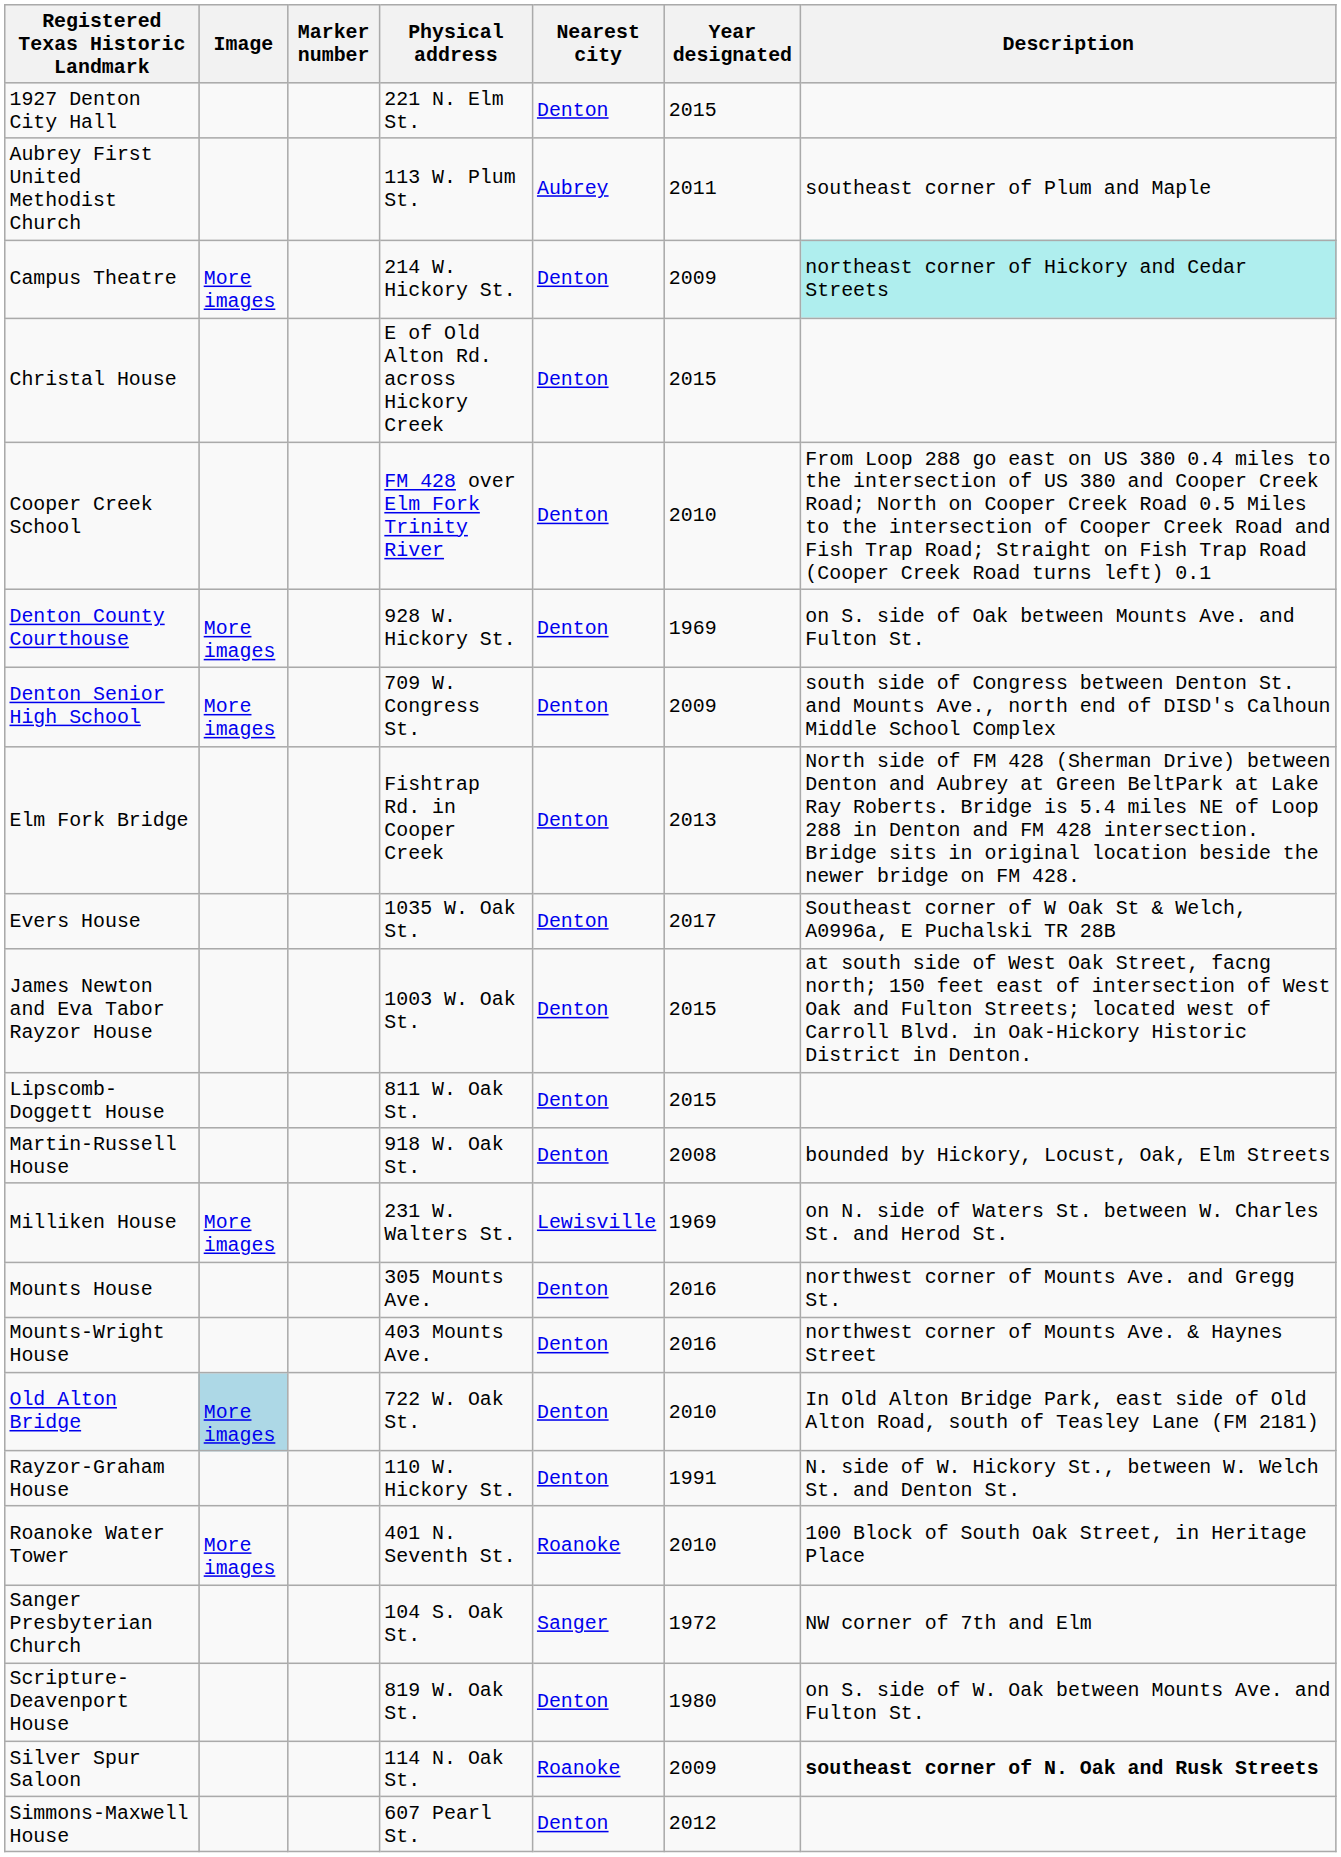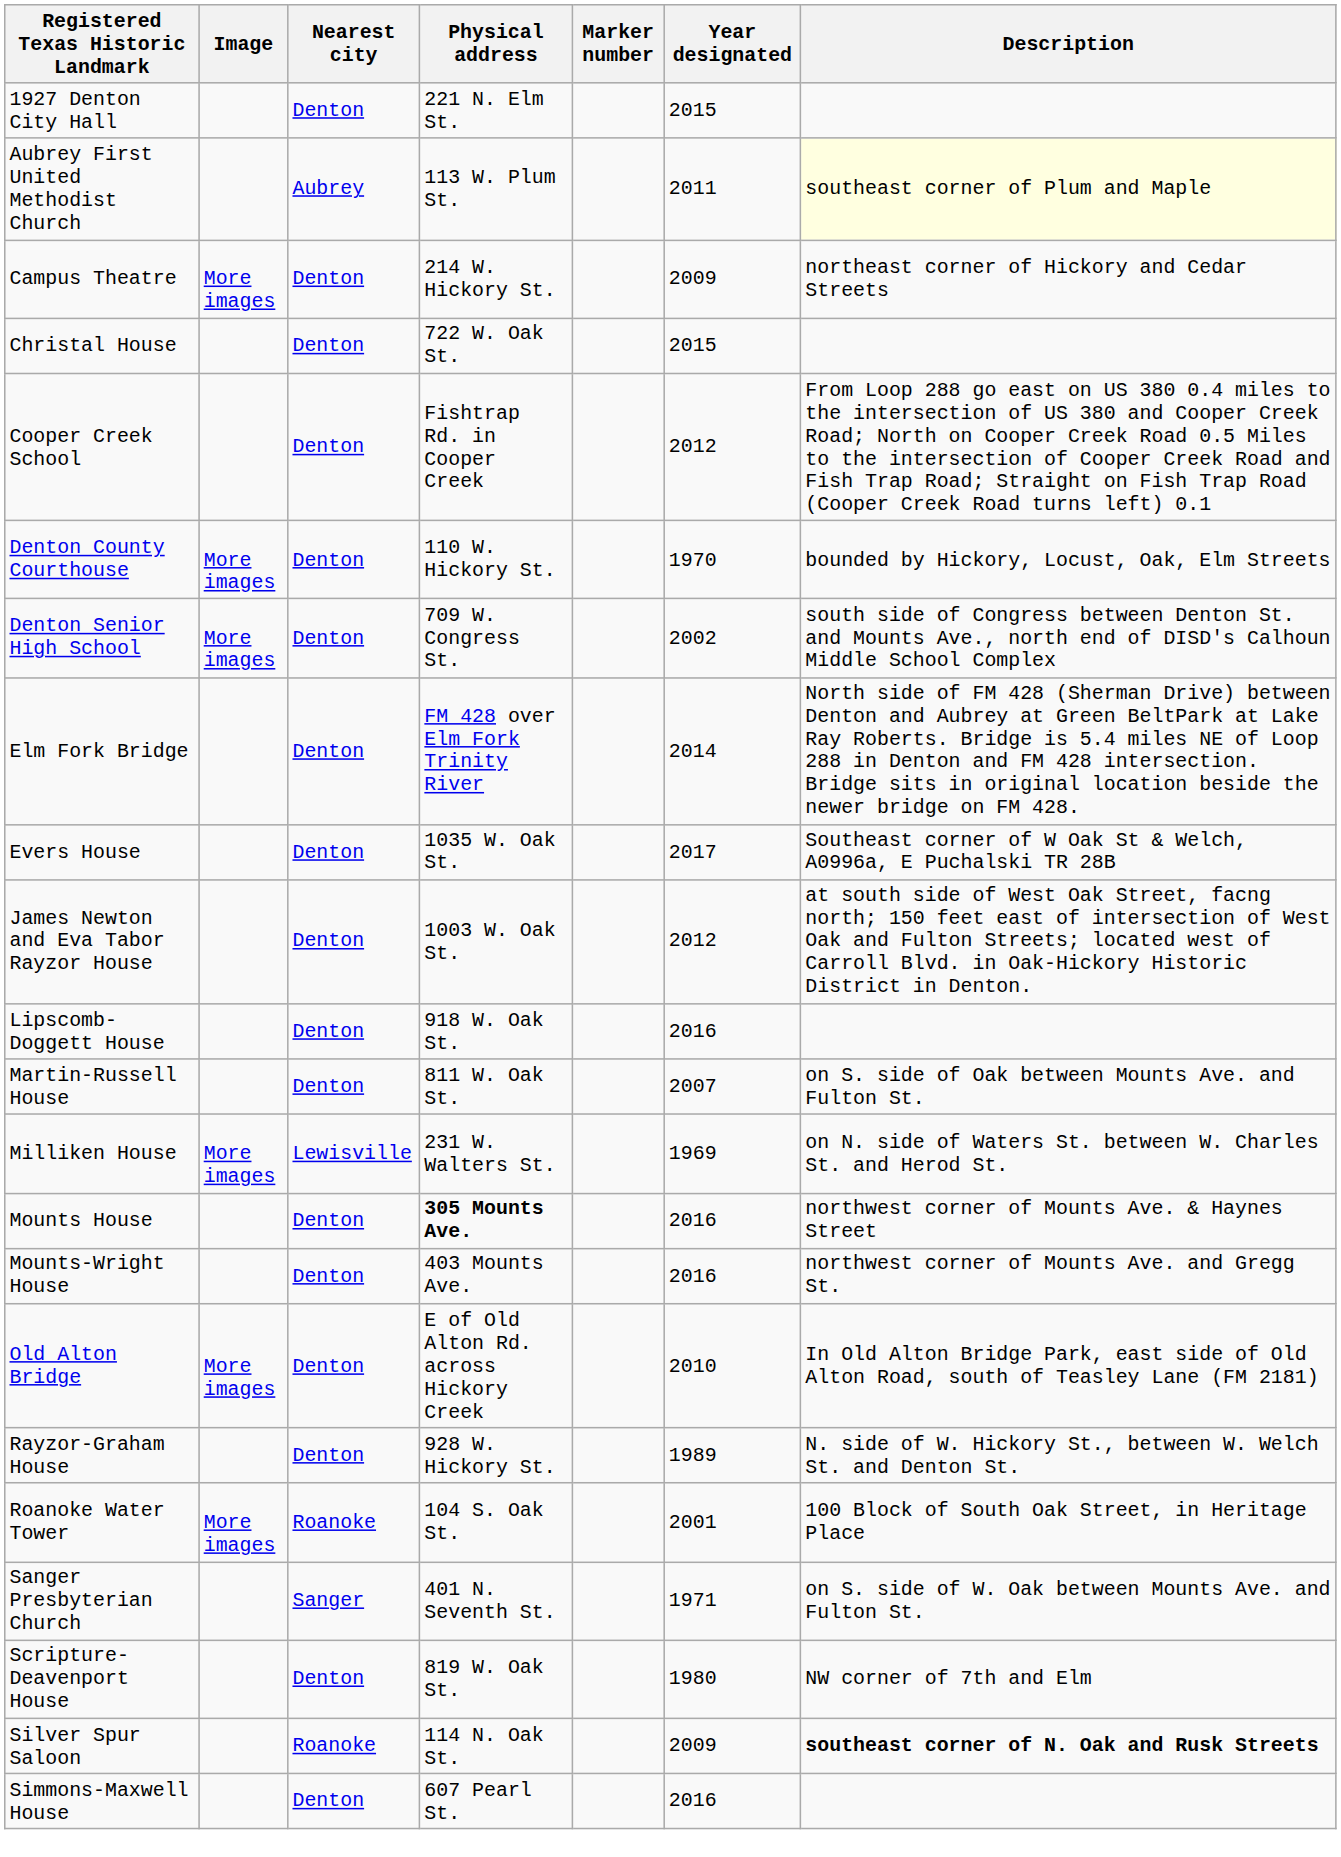columns swapped: (334, 44) <-> (598, 44)
(1008, 189) no background -> (1008, 189) lightyellow background
(1026, 279) paleturquoise background -> (1026, 279) no background
(438, 380) E of Old Alton Rd. across Hickory Creek -> (484, 346) 722 W. Oak St.
(450, 516) FM 428 over Elm Fork Trinity River -> (472, 447) Fishtrap Rd. in Cooper Creek
(693, 516) 2010 -> (693, 447) 2012
(450, 629) 928 W. Hickory St. -> (490, 560) 110 W. Hickory St.
(693, 629) 1969 -> (693, 560) 1970
(1050, 629) on S. side of Oak between Mounts Ave. and Fulton St. -> (1068, 560) bounded by Hickory, Locust, Oak, Elm Streets
(693, 707) 2009 -> (693, 638) 2002
(432, 820) Fishtrap Rd. in Cooper Creek -> (490, 751) FM 428 over Elm Fork Trinity River
(693, 820) 2013 -> (693, 751) 2014
(693, 1011) 2015 -> (693, 942) 2012
(444, 1100) 811 W. Oak St. -> (484, 1032) 918 W. Oak St.
(693, 1100) 2015 -> (693, 1032) 2016
(444, 1156) 918 W. Oak St. -> (484, 1087) 811 W. Oak St.
(693, 1156) 2008 -> (693, 1087) 2007
(1068, 1156) bounded by Hickory, Locust, Oak, Elm Streets -> (1050, 1087) on S. side of Oak between Mounts Ave. and Fulton St.
(444, 1290) normal -> (484, 1221) bold
(1050, 1290) northwest corner of Mounts Ave. and Gregg St. -> (1044, 1221) northwest corner of Mounts Ave. & Haynes Street
(1044, 1345) northwest corner of Mounts Ave. & Haynes Street -> (1050, 1276) northwest corner of Mounts Ave. and Gregg St.
(240, 1423) lightblue background -> (240, 1377) no background
(444, 1412) 722 W. Oak St. -> (478, 1366) E of Old Alton Rd. across Hickory Creek
(450, 1479) 110 W. Hickory St. -> (490, 1456) 928 W. Hickory St.
(693, 1479) 1991 -> (693, 1456) 1989
(450, 1545) 401 N. Seventh St. -> (484, 1522) 104 S. Oak St.
(693, 1545) 2010 -> (693, 1522) 2001
(444, 1624) 104 S. Oak St. -> (490, 1601) 401 N. Seventh St.
(693, 1624) 1972 -> (693, 1601) 1971
(949, 1624) NW corner of 7th and Elm -> (1068, 1601) on S. side of W. Oak between Mounts Ave. and Fulton St.
(1068, 1702) on S. side of W. Oak between Mounts Ave. and Fulton St. -> (949, 1679) NW corner of 7th and Elm
(693, 1824) 2012 -> (693, 1801) 2016
